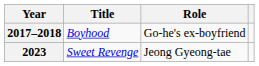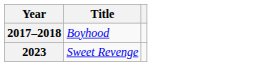- column: (195, 14)
